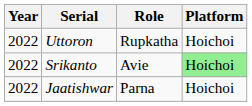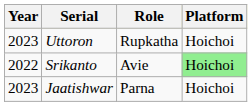(23, 40) 2022 -> (23, 40) 2023
(23, 88) 2022 -> (23, 88) 2023
